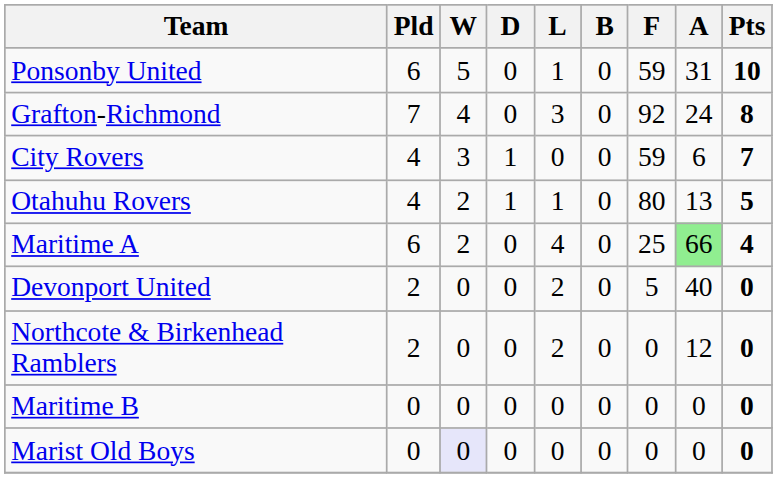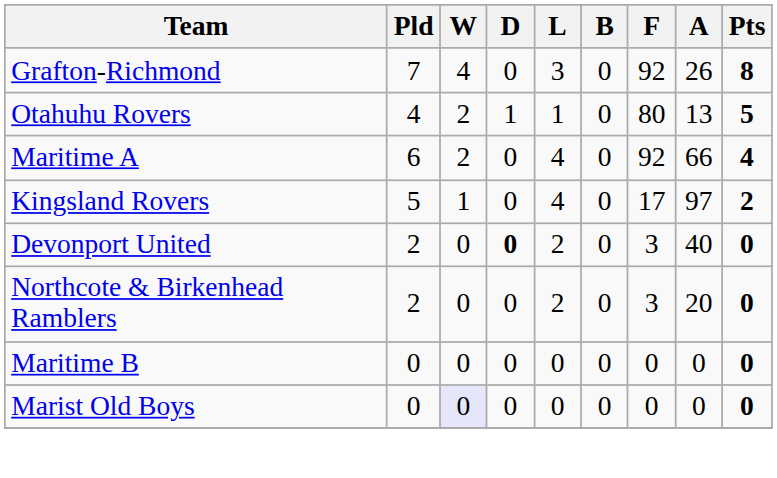- row: (106, 69)
(699, 113) 24 -> (699, 69) 26
- row: (77, 157)
(652, 244) 25 -> (652, 157) 92
(699, 244) lightgreen background -> (699, 157) no background
+ row: (110, 200)
(510, 288) normal -> (510, 244) bold
(652, 288) 5 -> (652, 244) 3
(652, 347) 0 -> (652, 303) 3
(699, 347) 12 -> (699, 303) 20
